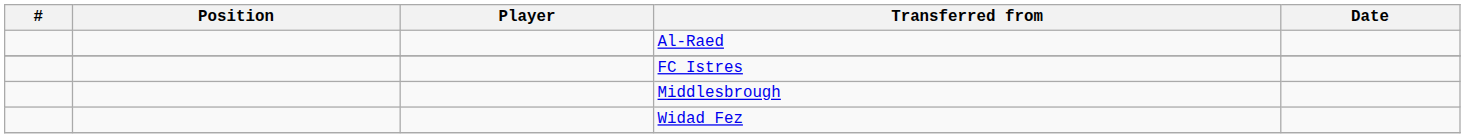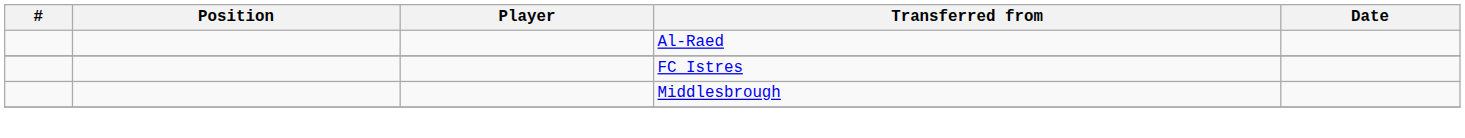- row: (700, 120)
